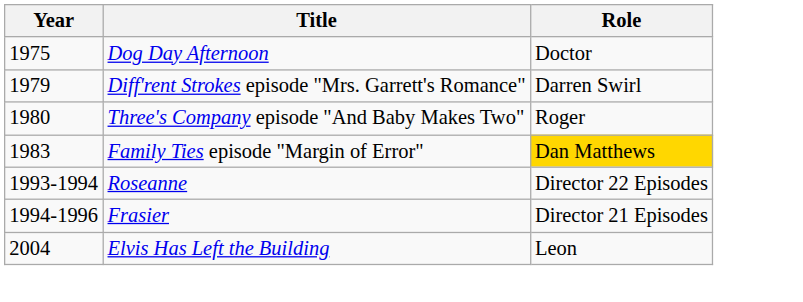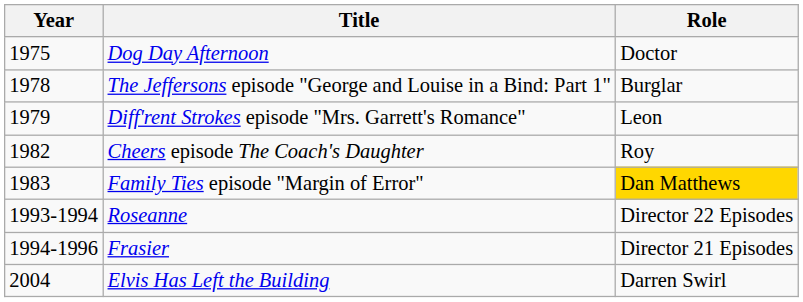+ row: (359, 85)
(588, 85) Darren Swirl -> (641, 118) Leon
- row: (316, 118)
+ row: (266, 150)
(556, 248) Leon -> (673, 280) Darren Swirl
